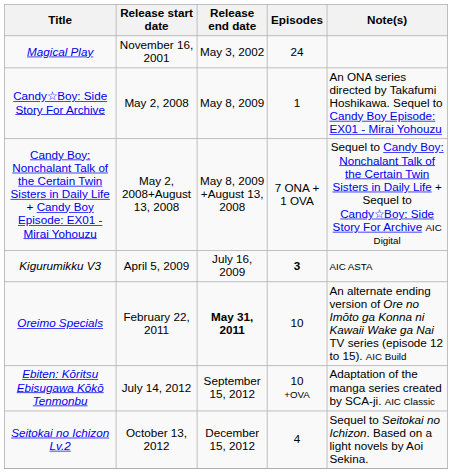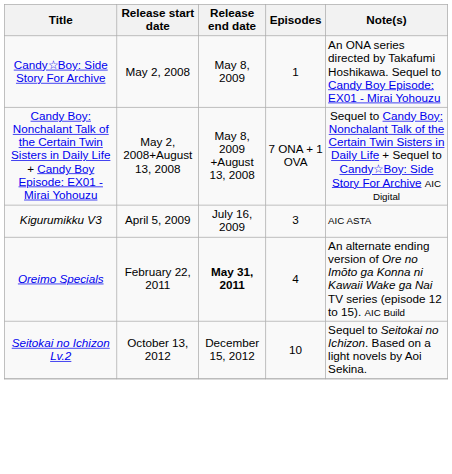- row: (60, 51)
(297, 265) bold -> (296, 221) normal
(297, 323) 10 -> (296, 279) 4
- row: (60, 388)
(297, 439) 4 -> (296, 350) 10
